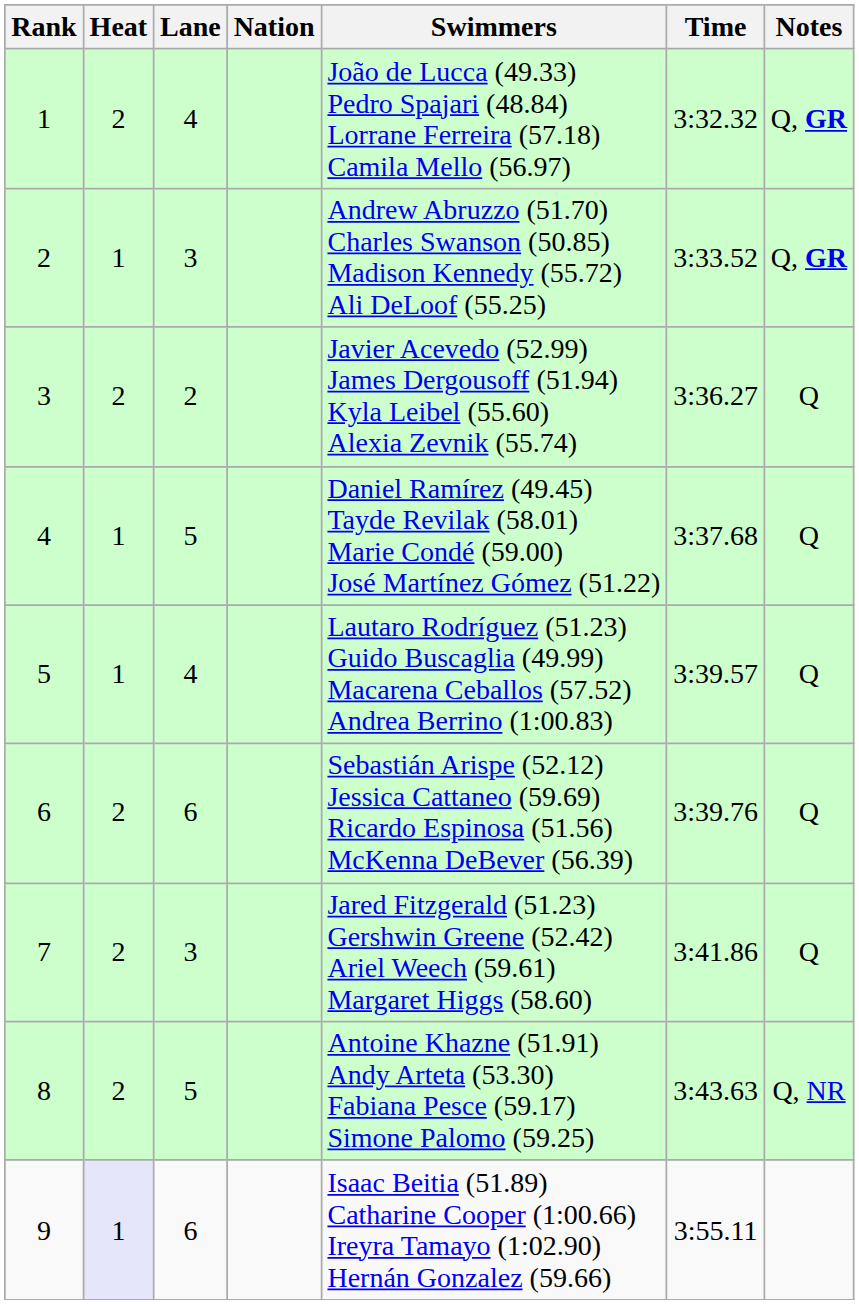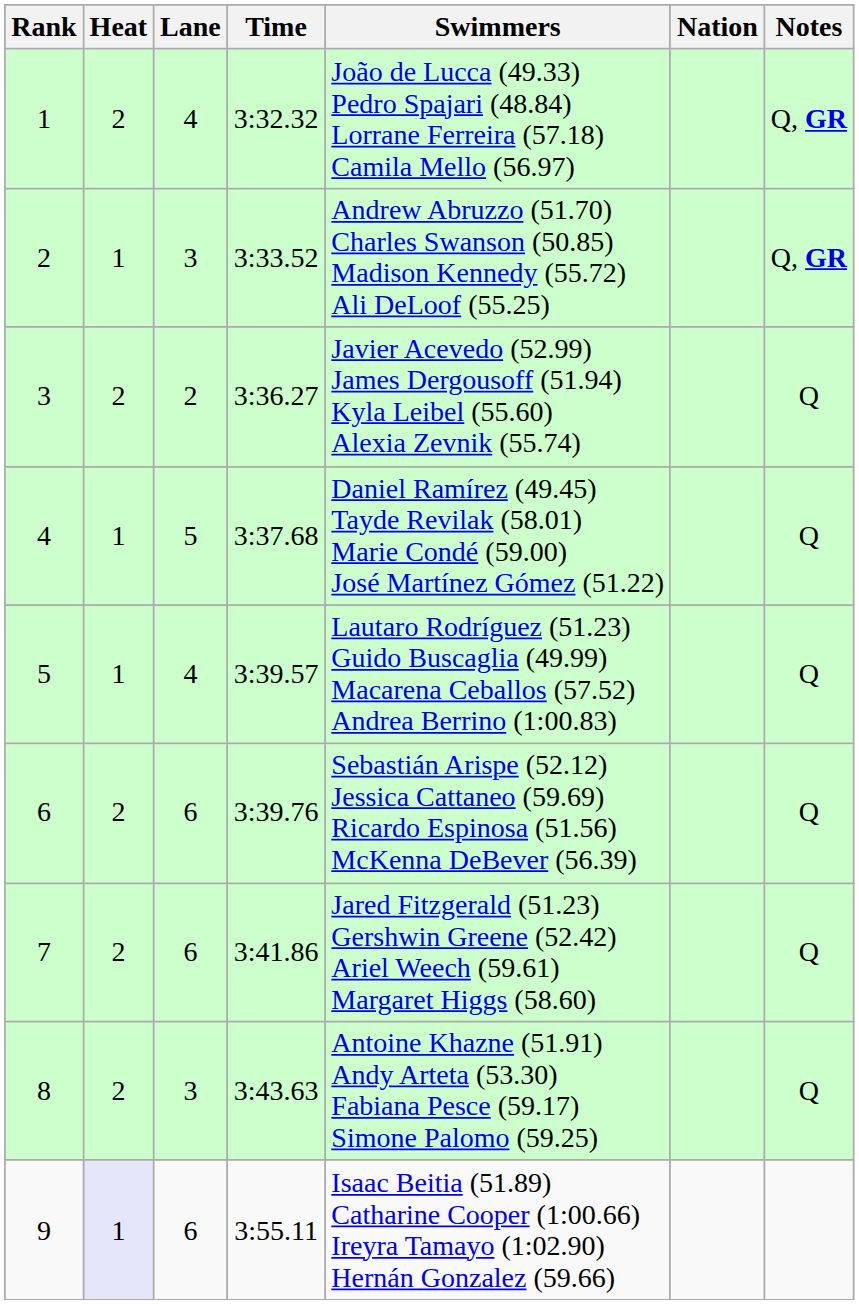columns swapped: (274, 26) <-> (716, 26)
(190, 951) 3 -> (190, 951) 6
(190, 1090) 5 -> (190, 1090) 3
(809, 1090) Q, NR -> (809, 1090) Q
